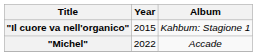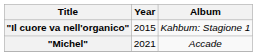(145, 43) 2022 -> (145, 43) 2021
